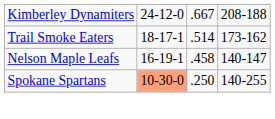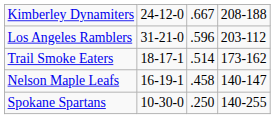+ row: (70, 37)
(162, 80) lightsalmon background -> (162, 102) no background
